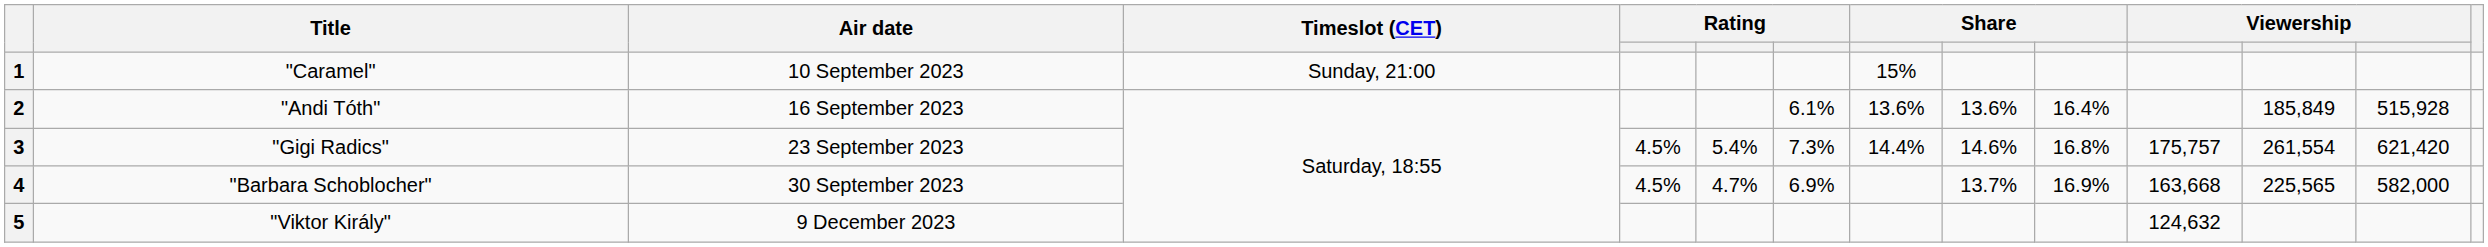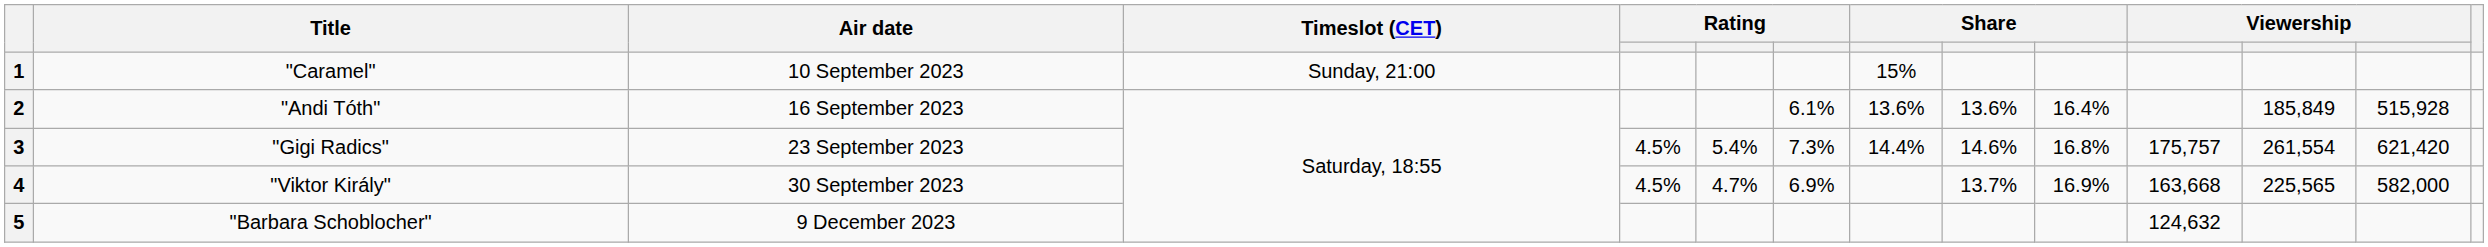(331, 185) "Barbara Schoblocher" -> (331, 185) "Viktor Király"
(331, 223) "Viktor Király" -> (331, 223) "Barbara Schoblocher"
